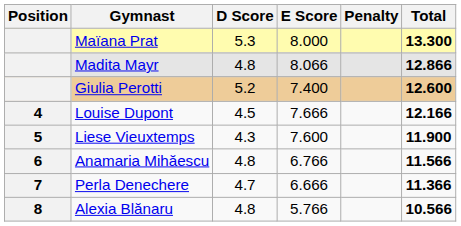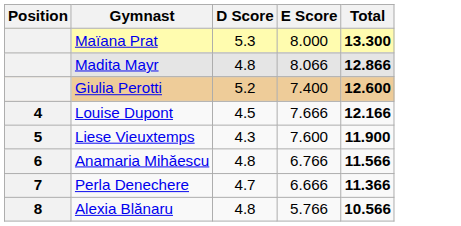- column: (371, 16)
